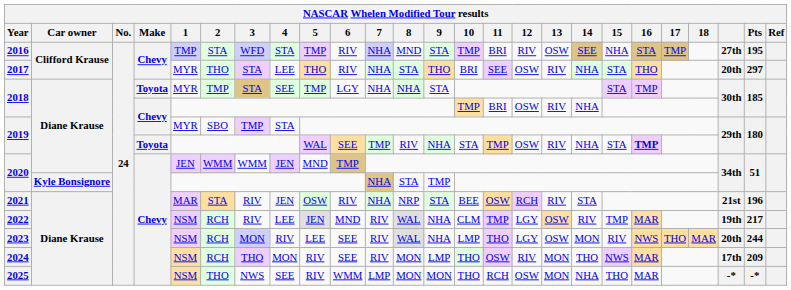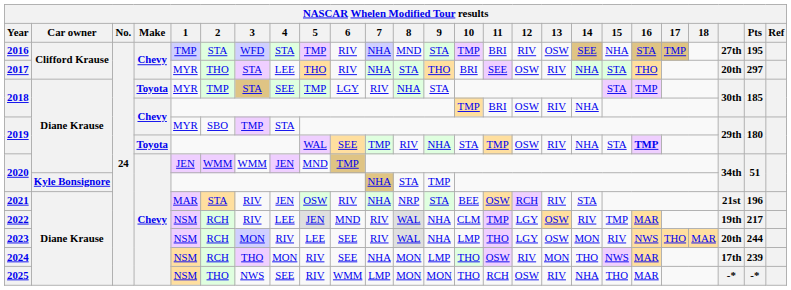(379, 88) NHA -> (379, 88) RIV
(379, 256) RIV -> (379, 256) NHA
(755, 256) 209 -> (755, 256) 239
(557, 275) MON -> (557, 275) RIV
